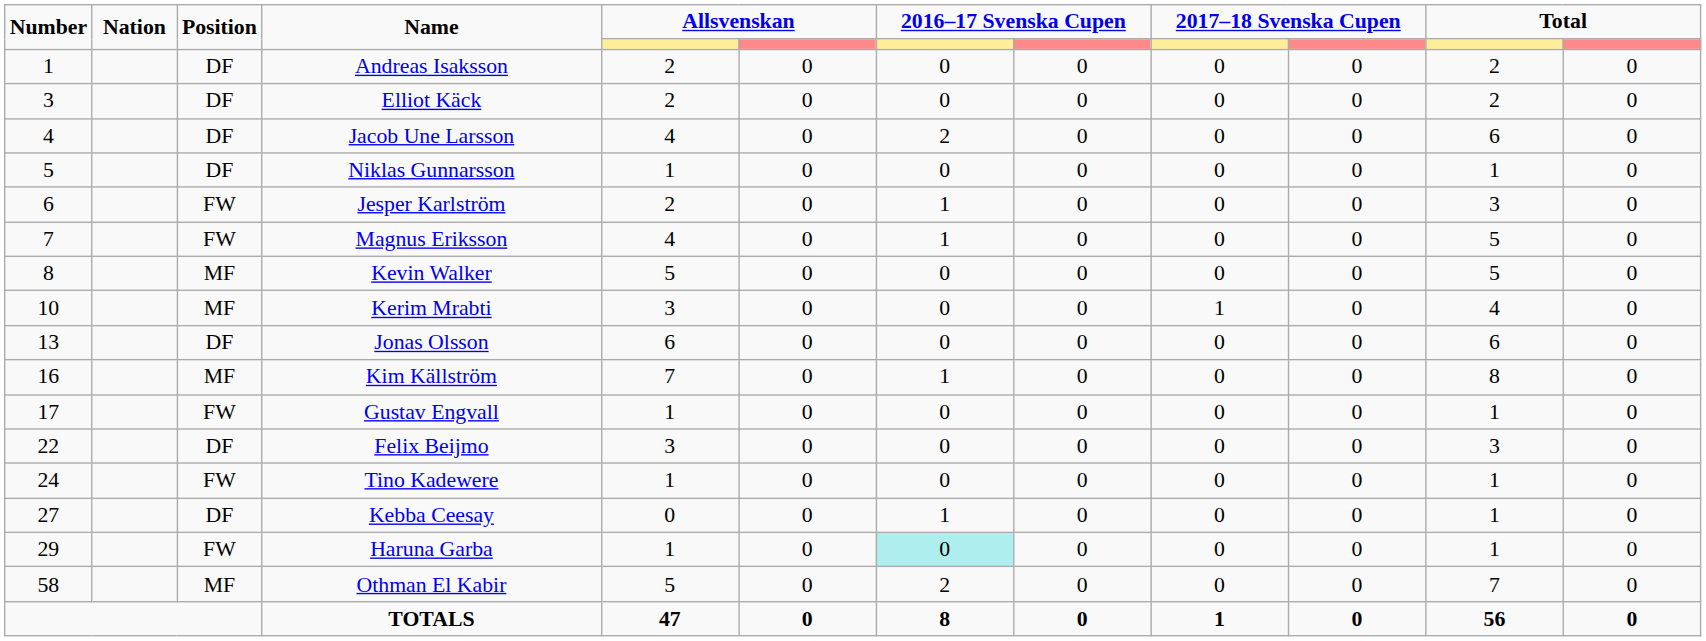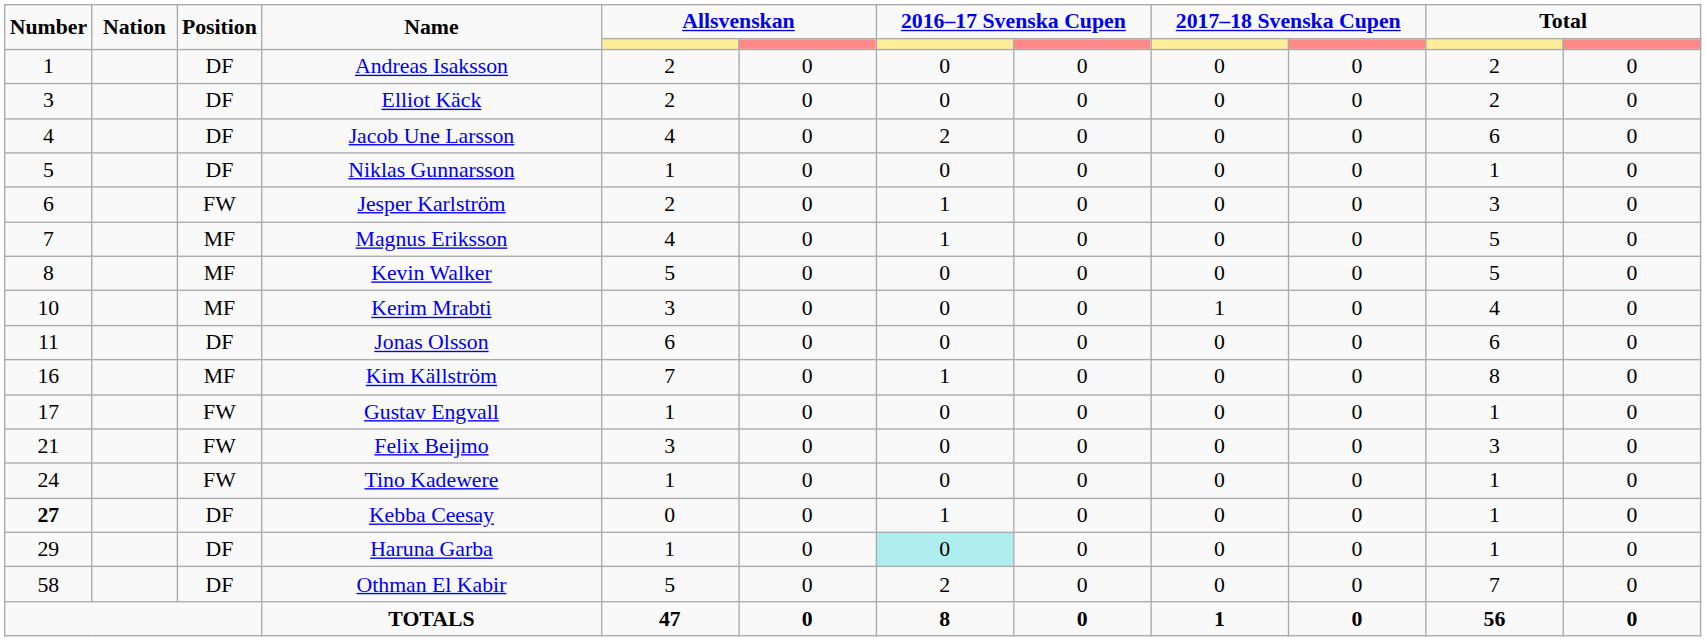(219, 238) FW -> (219, 238) MF
(48, 342) 13 -> (48, 342) 11
(48, 445) 22 -> (48, 445) 21
(219, 445) DF -> (219, 445) FW
(48, 514) normal -> (48, 514) bold
(219, 549) FW -> (219, 549) DF
(219, 583) MF -> (219, 583) DF
